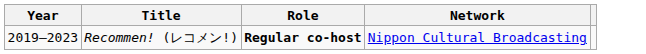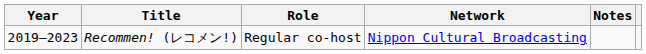+ column: (613, 15)
(303, 38) bold -> (303, 38) normal
